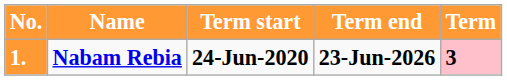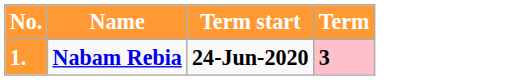- column: (377, 22)
